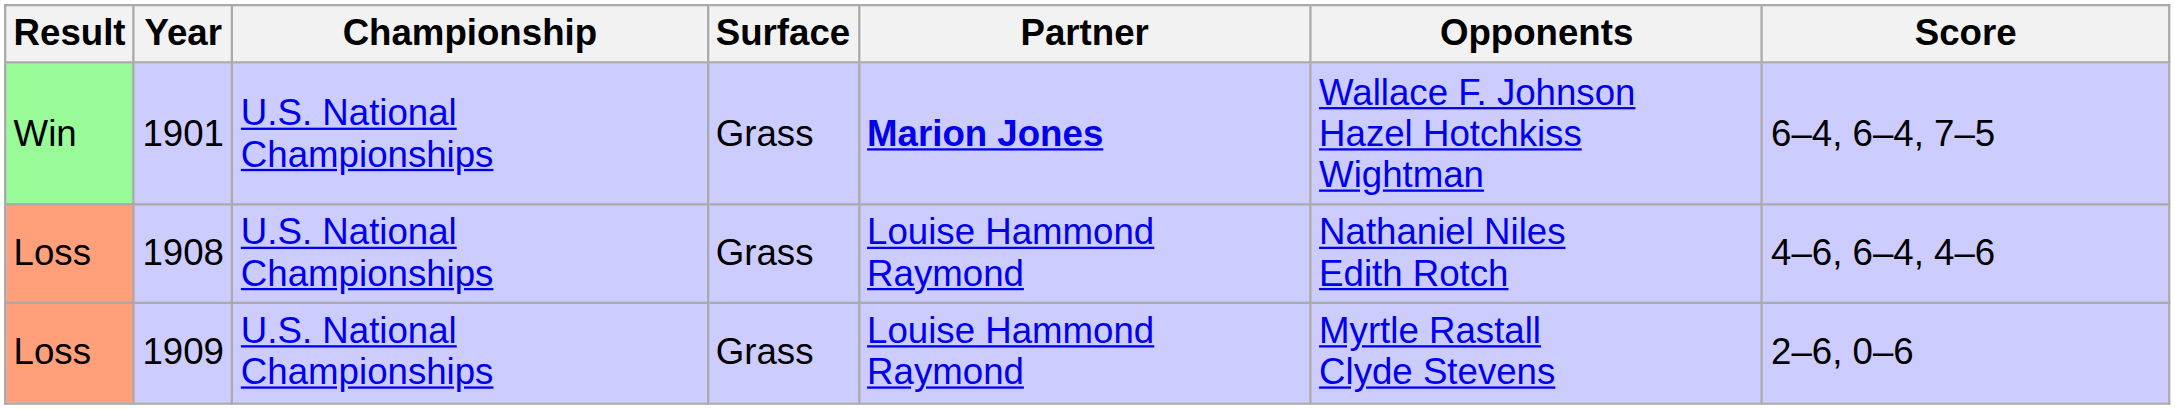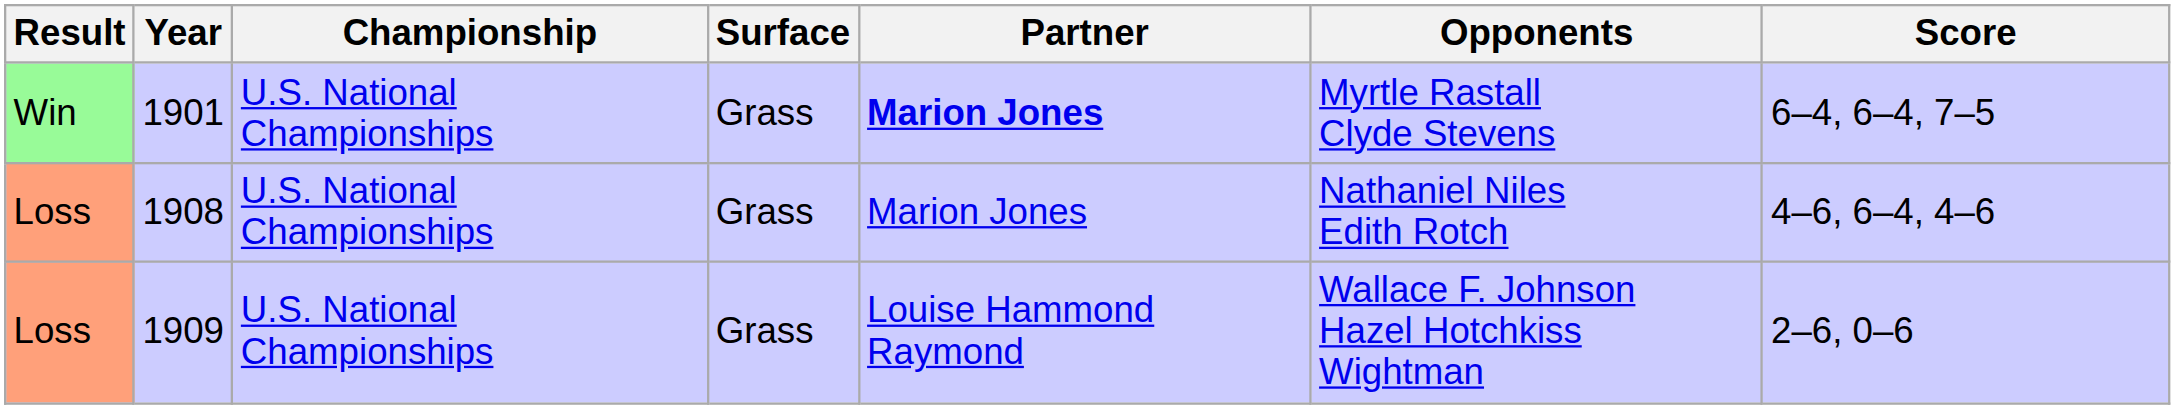(1477, 132) Wallace F. Johnson Hazel Hotchkiss Wightman -> (1437, 112) Myrtle Rastall Clyde Stevens
(1011, 252) Louise Hammond Raymond -> (977, 211) Marion Jones
(1437, 352) Myrtle Rastall Clyde Stevens -> (1477, 331) Wallace F. Johnson Hazel Hotchkiss Wightman
